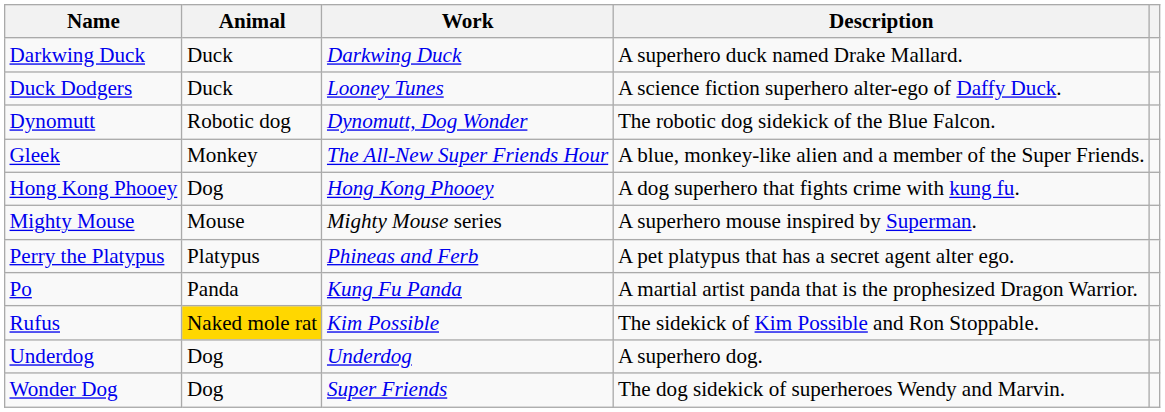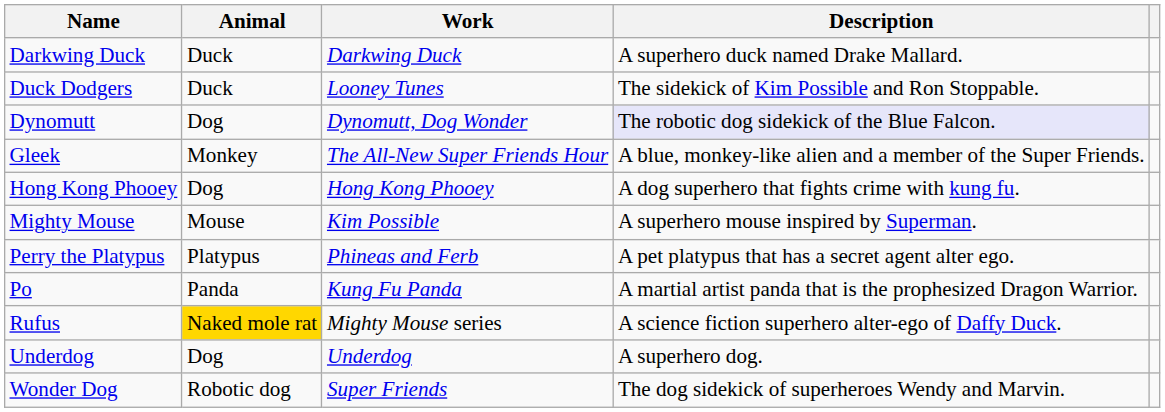(840, 88) A science fiction superhero alter-ego of Daffy Duck. -> (829, 88) The sidekick of Kim Possible and Ron Stoppable.
(239, 121) Robotic dog -> (205, 121) Dog
(807, 121) no background -> (807, 121) lavender background
(414, 222) Mighty Mouse series -> (383, 222) Kim Possible
(383, 322) Kim Possible -> (414, 322) Mighty Mouse series
(829, 322) The sidekick of Kim Possible and Ron Stoppable. -> (840, 322) A science fiction superhero alter-ego of Daffy Duck.
(205, 389) Dog -> (239, 389) Robotic dog
